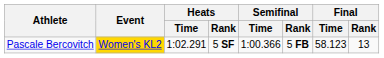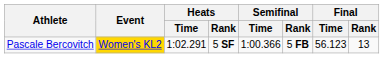(331, 45) 58.123 -> (331, 45) 56.123
